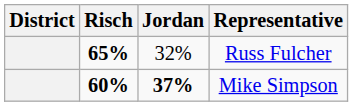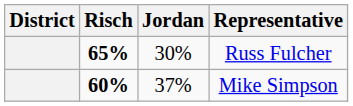(173, 52) 32% -> (173, 52) 30%
(173, 85) bold -> (173, 85) normal
